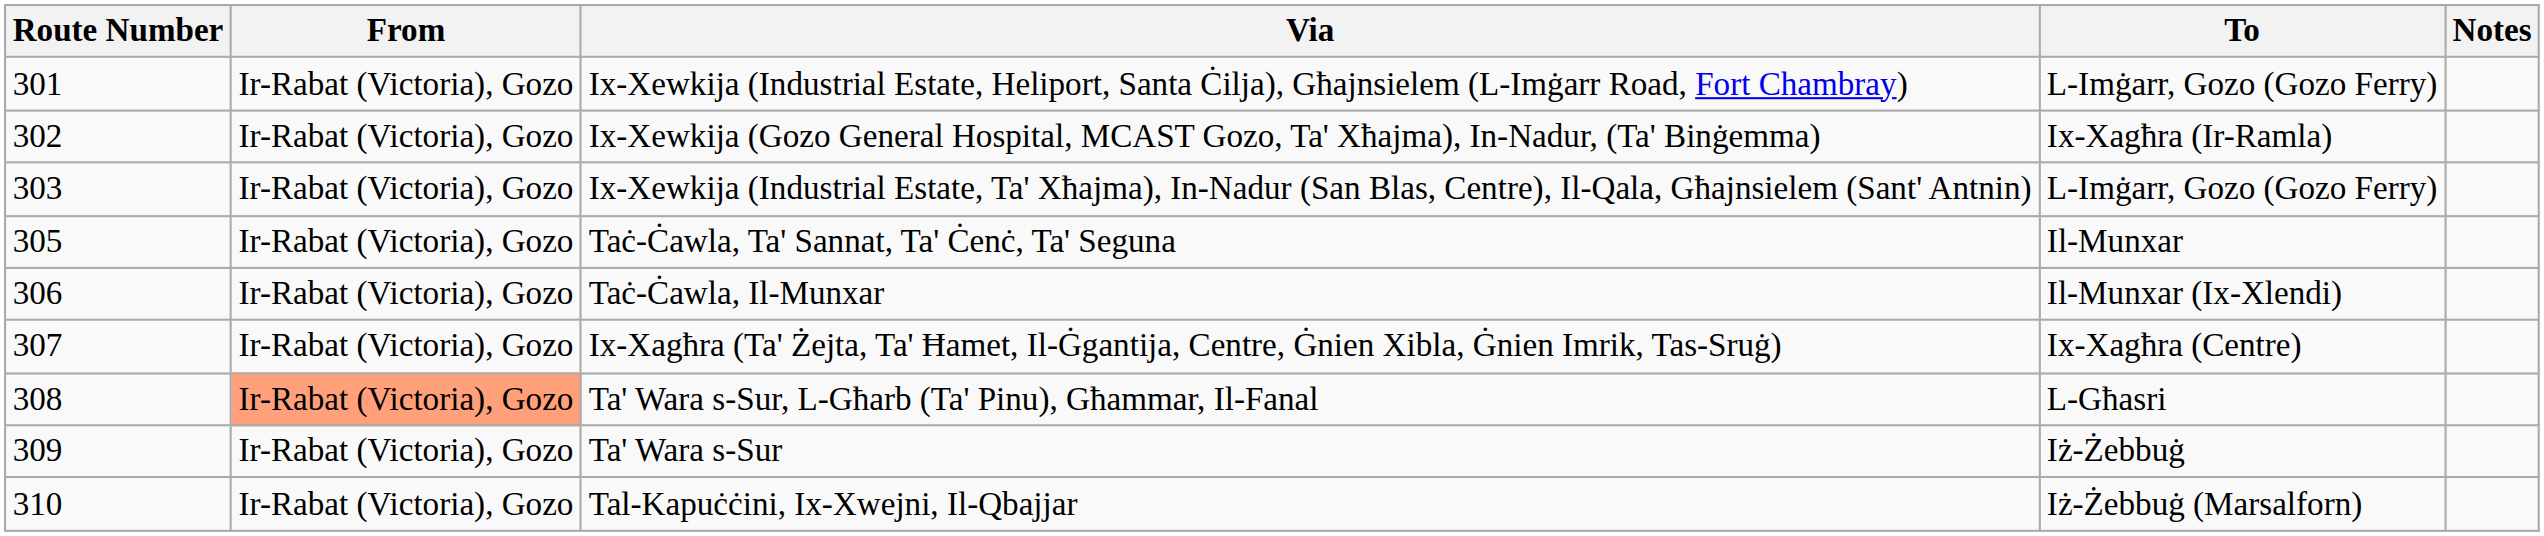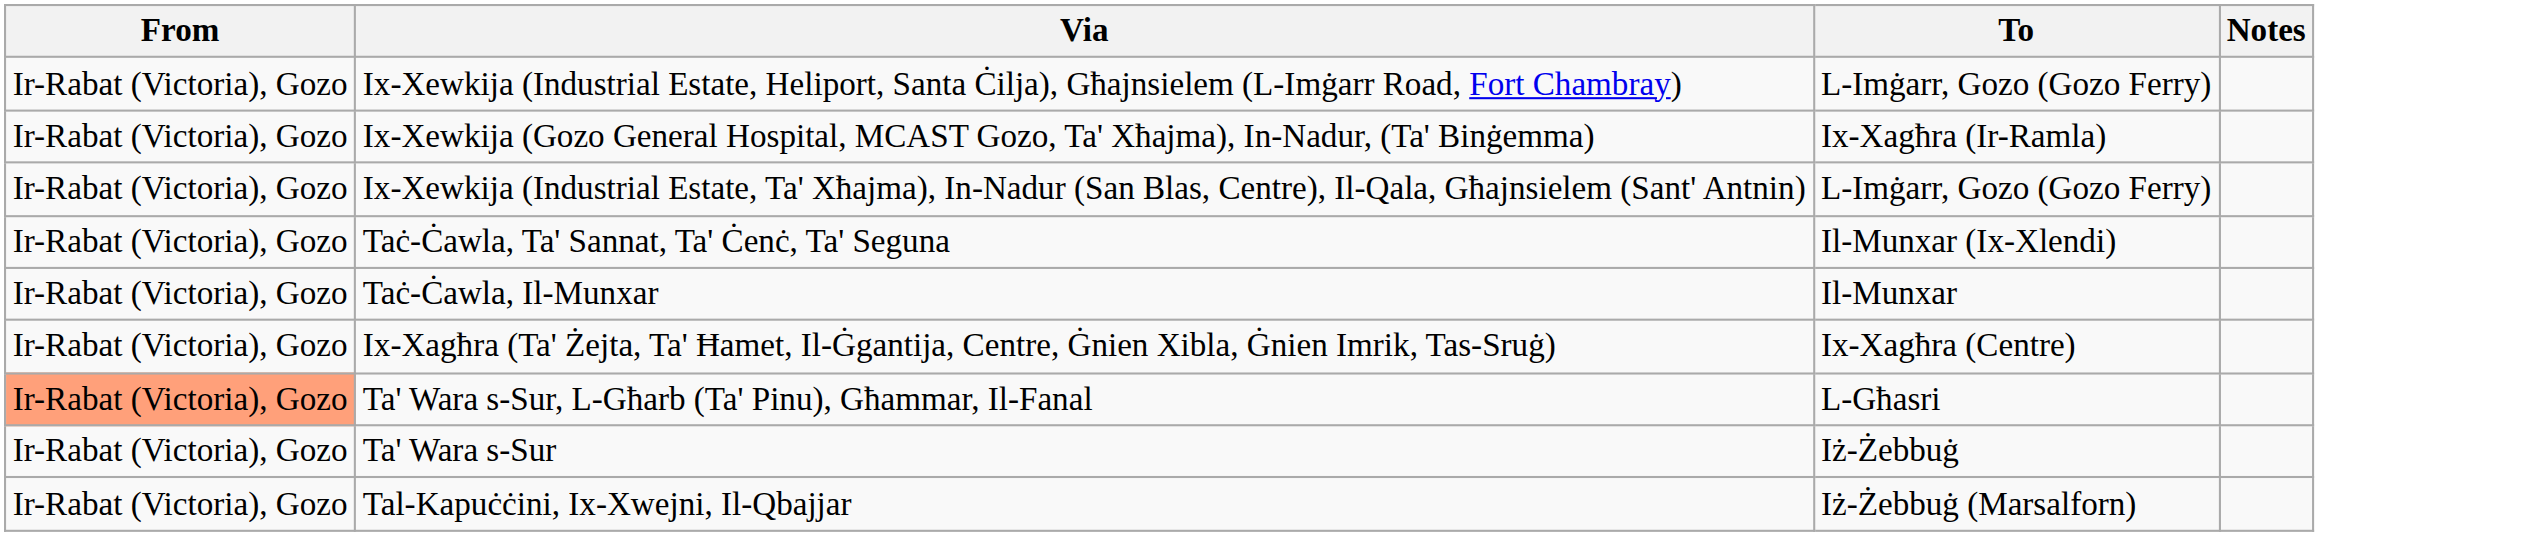- column: (118, 30)
(2115, 240) Il-Munxar -> (1969, 240) Il-Munxar (Ix-Xlendi)
(2194, 293) Il-Munxar (Ix-Xlendi) -> (1889, 293) Il-Munxar
